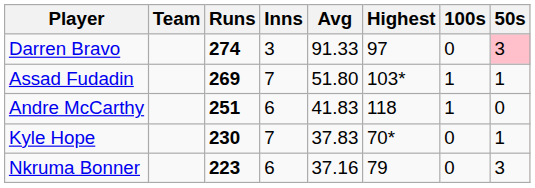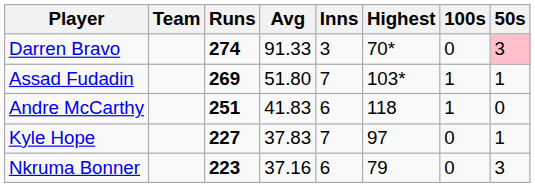columns swapped: (284, 19) <-> (335, 19)
(377, 49) 97 -> (381, 49) 70*
(225, 138) 230 -> (225, 138) 227
(381, 138) 70* -> (377, 138) 97
